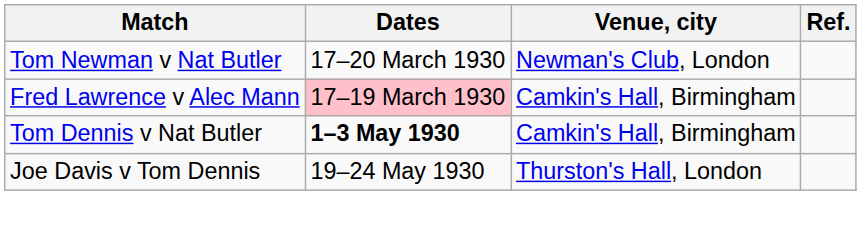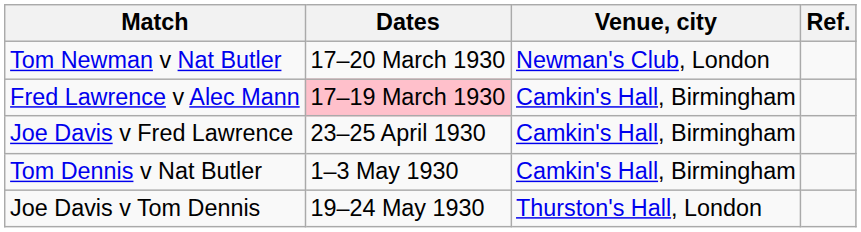+ row: (152, 134)
(385, 134) bold -> (384, 171) normal
